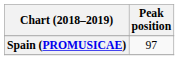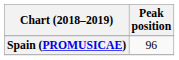(151, 45) 97 -> (151, 45) 96
